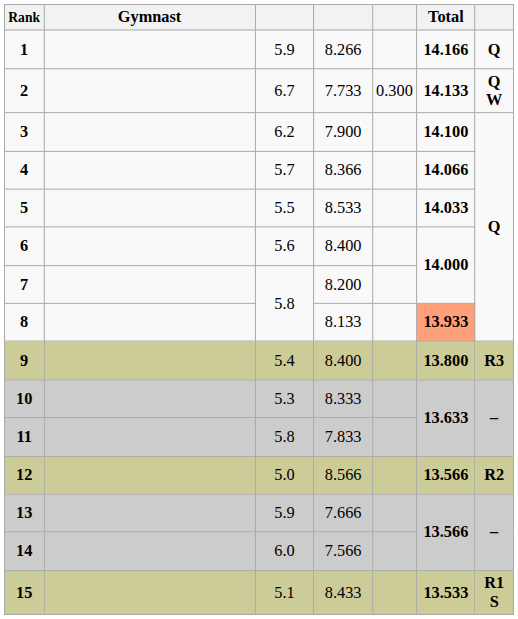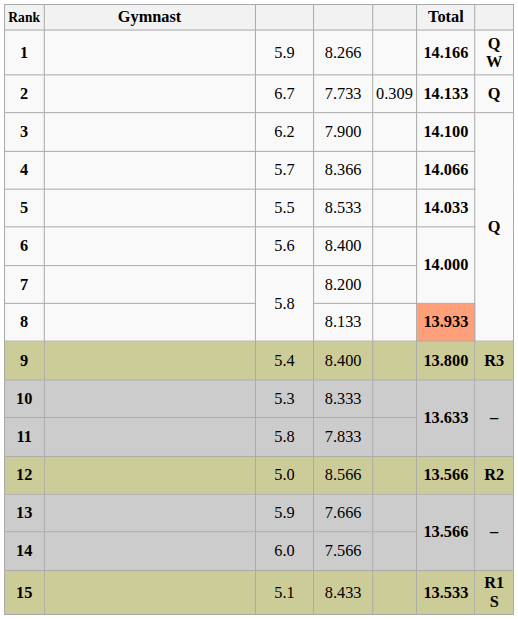(494, 49) Q -> (494, 52) Q W
(394, 90) 0.300 -> (394, 93) 0.309
(494, 90) Q W -> (494, 93) Q
